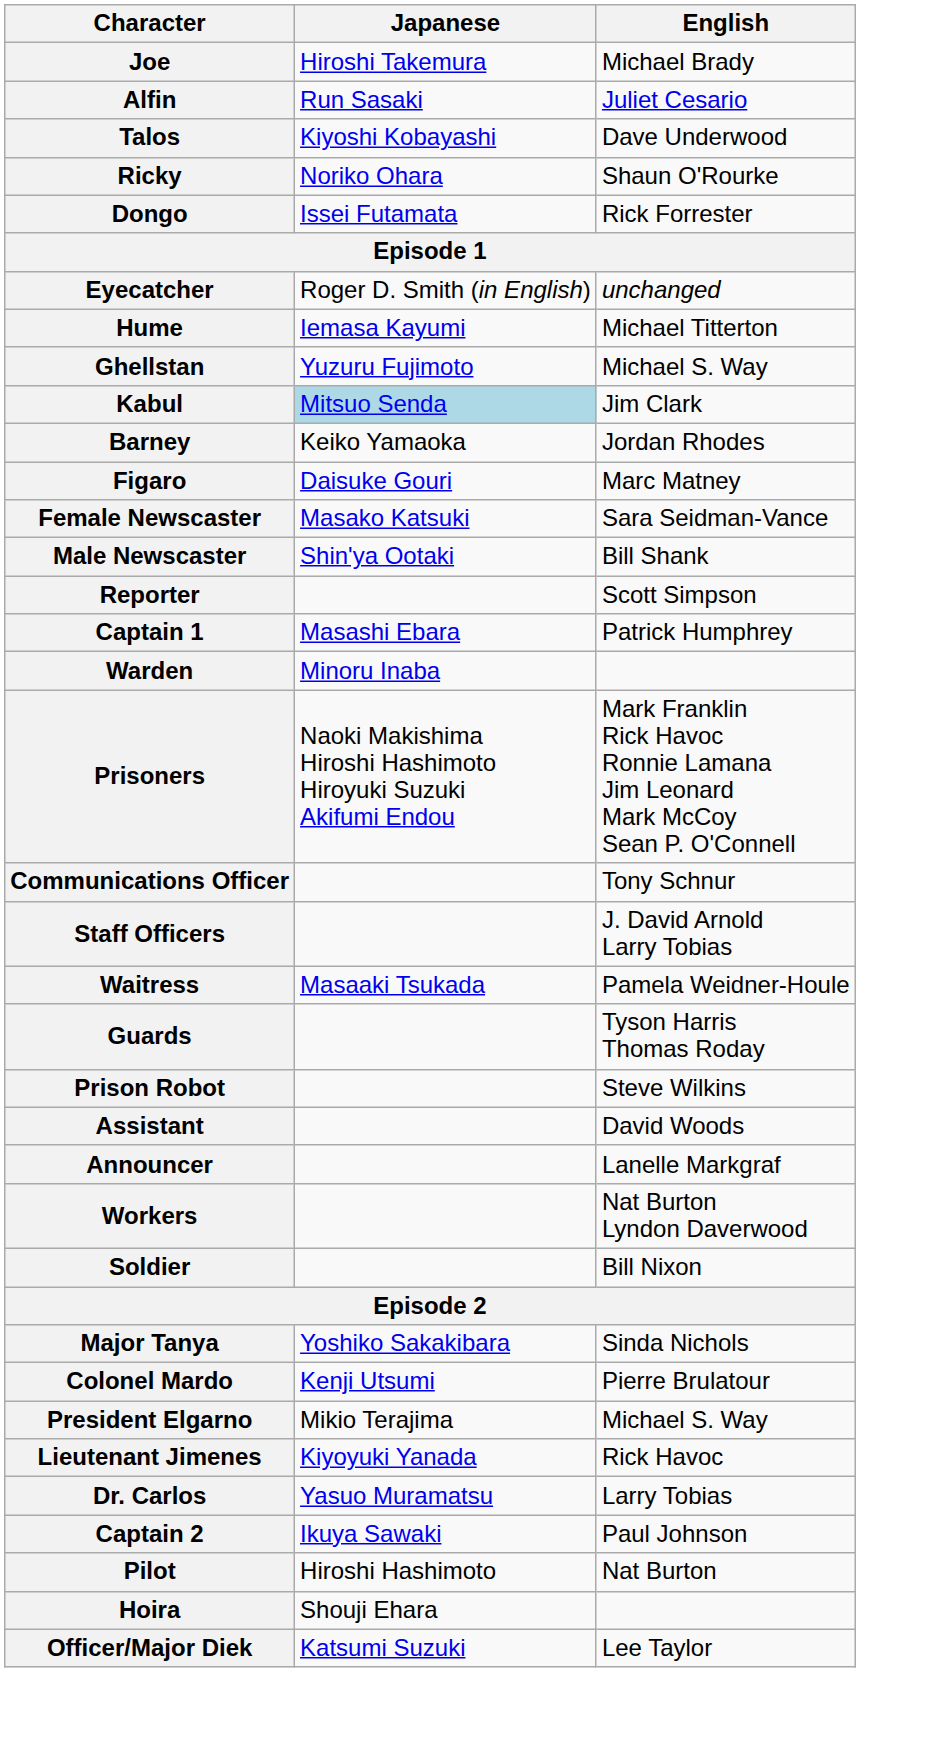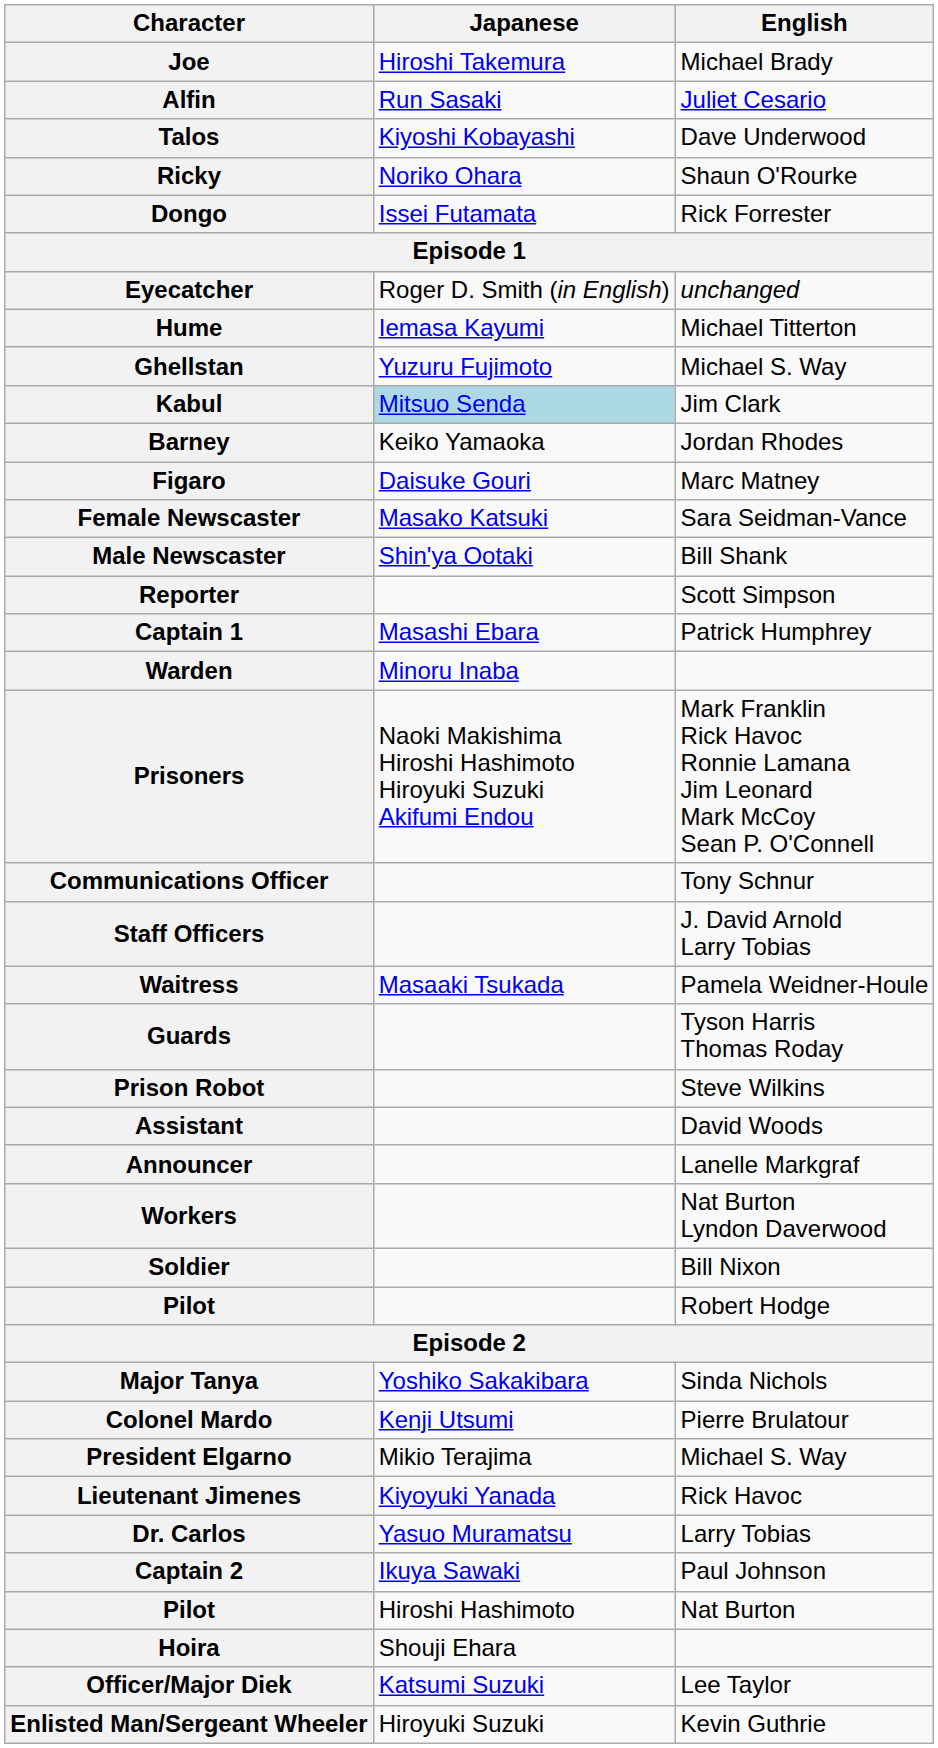+ row: (189, 1305)
+ row: (189, 1723)
